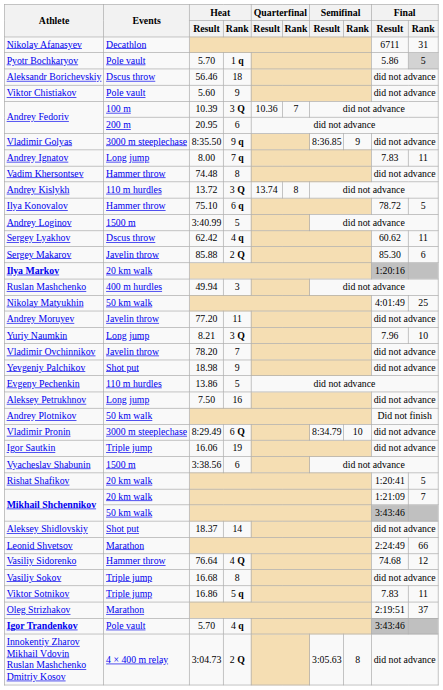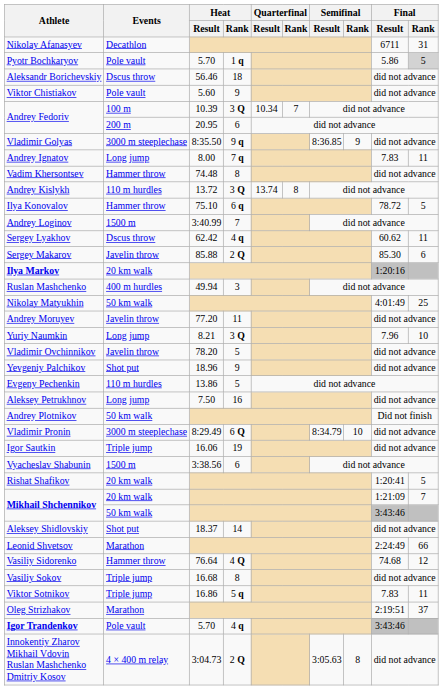(267, 109) 10.36 -> (267, 109) 10.34
(237, 222) 5 -> (237, 222) 7
(237, 352) 7 -> (237, 352) 5
(206, 368) 18.98 -> (206, 368) 18.96
